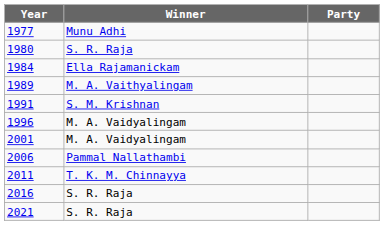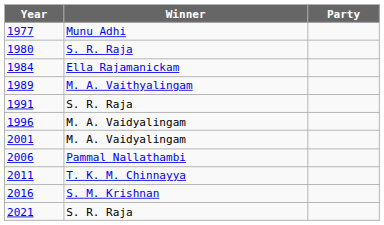(113, 103) S. M. Krishnan -> (99, 103) S. R. Raja
(99, 194) S. R. Raja -> (113, 194) S. M. Krishnan
